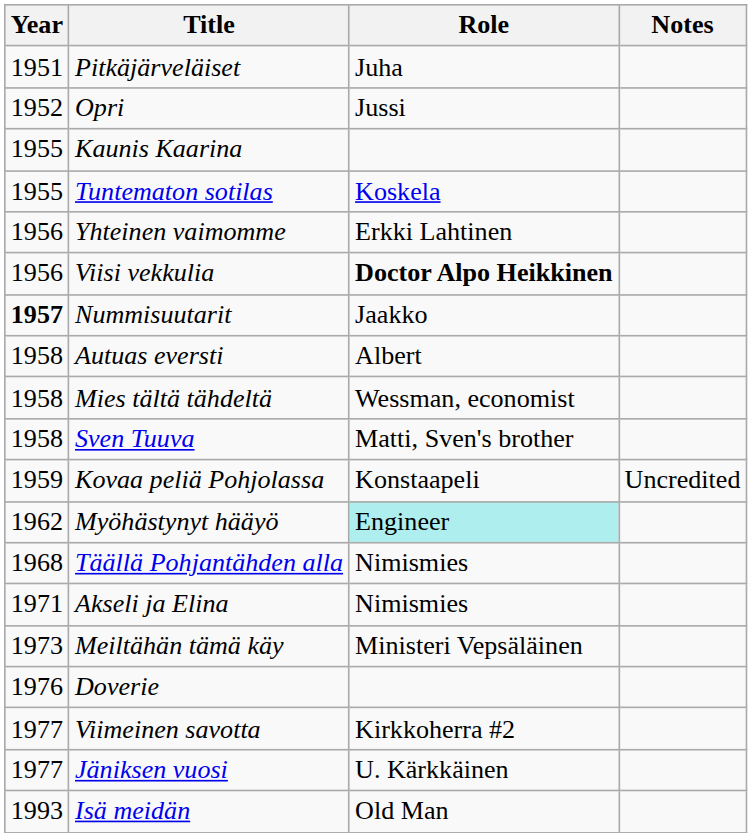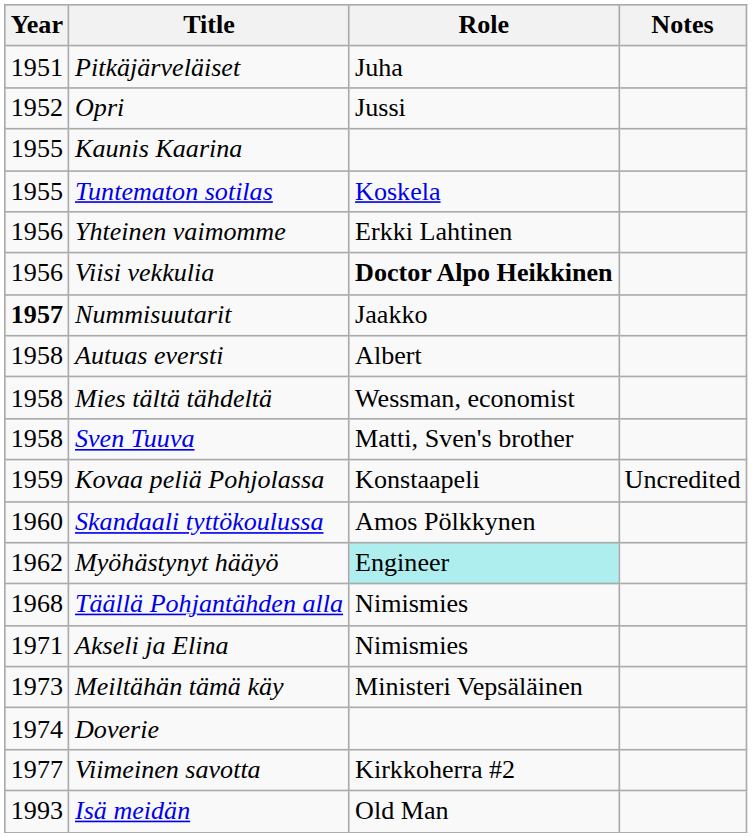+ row: (199, 521)
(37, 686) 1976 -> (37, 728) 1974
- row: (151, 769)
